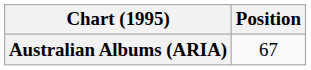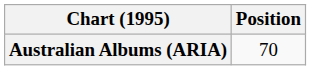(268, 49) 67 -> (268, 49) 70
